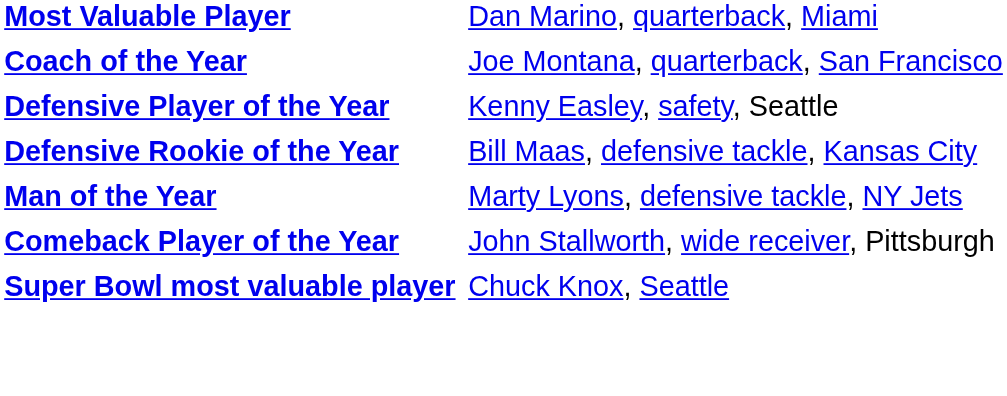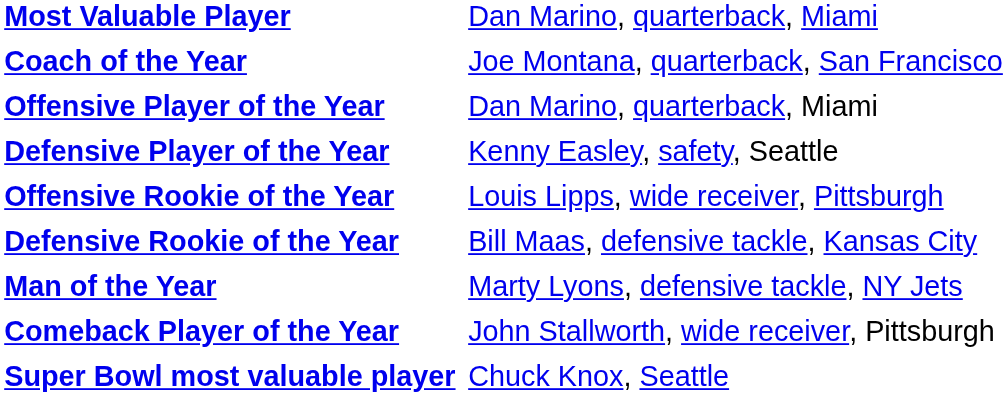+ row: (194, 106)
+ row: (199, 196)
